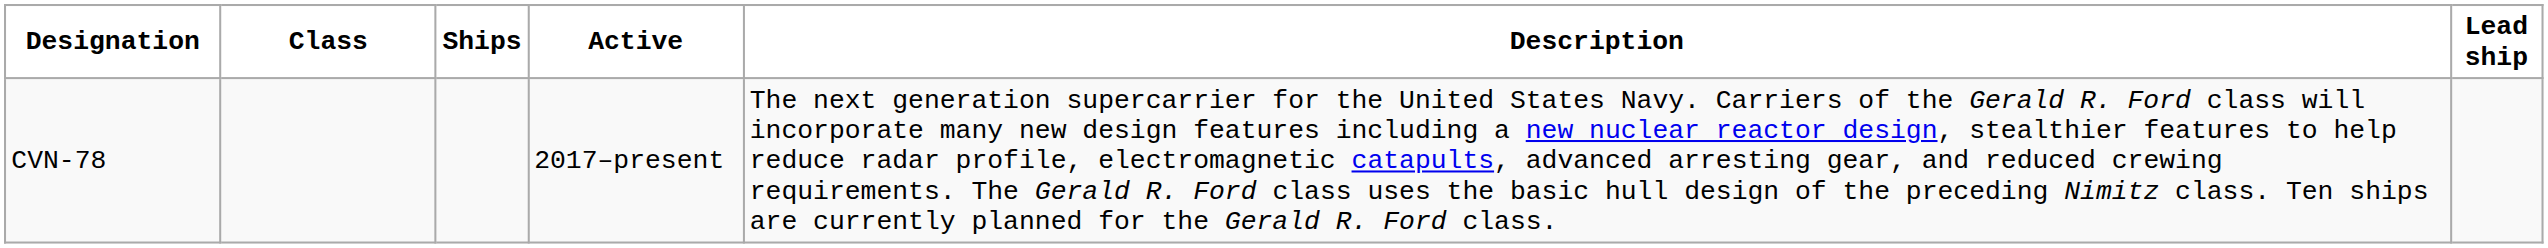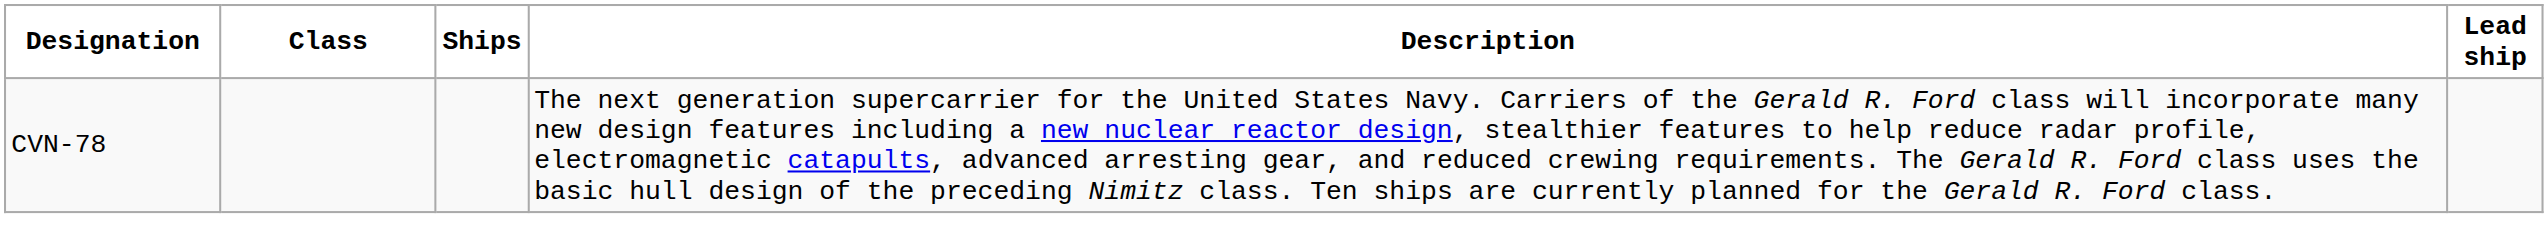- column: (636, 42)
